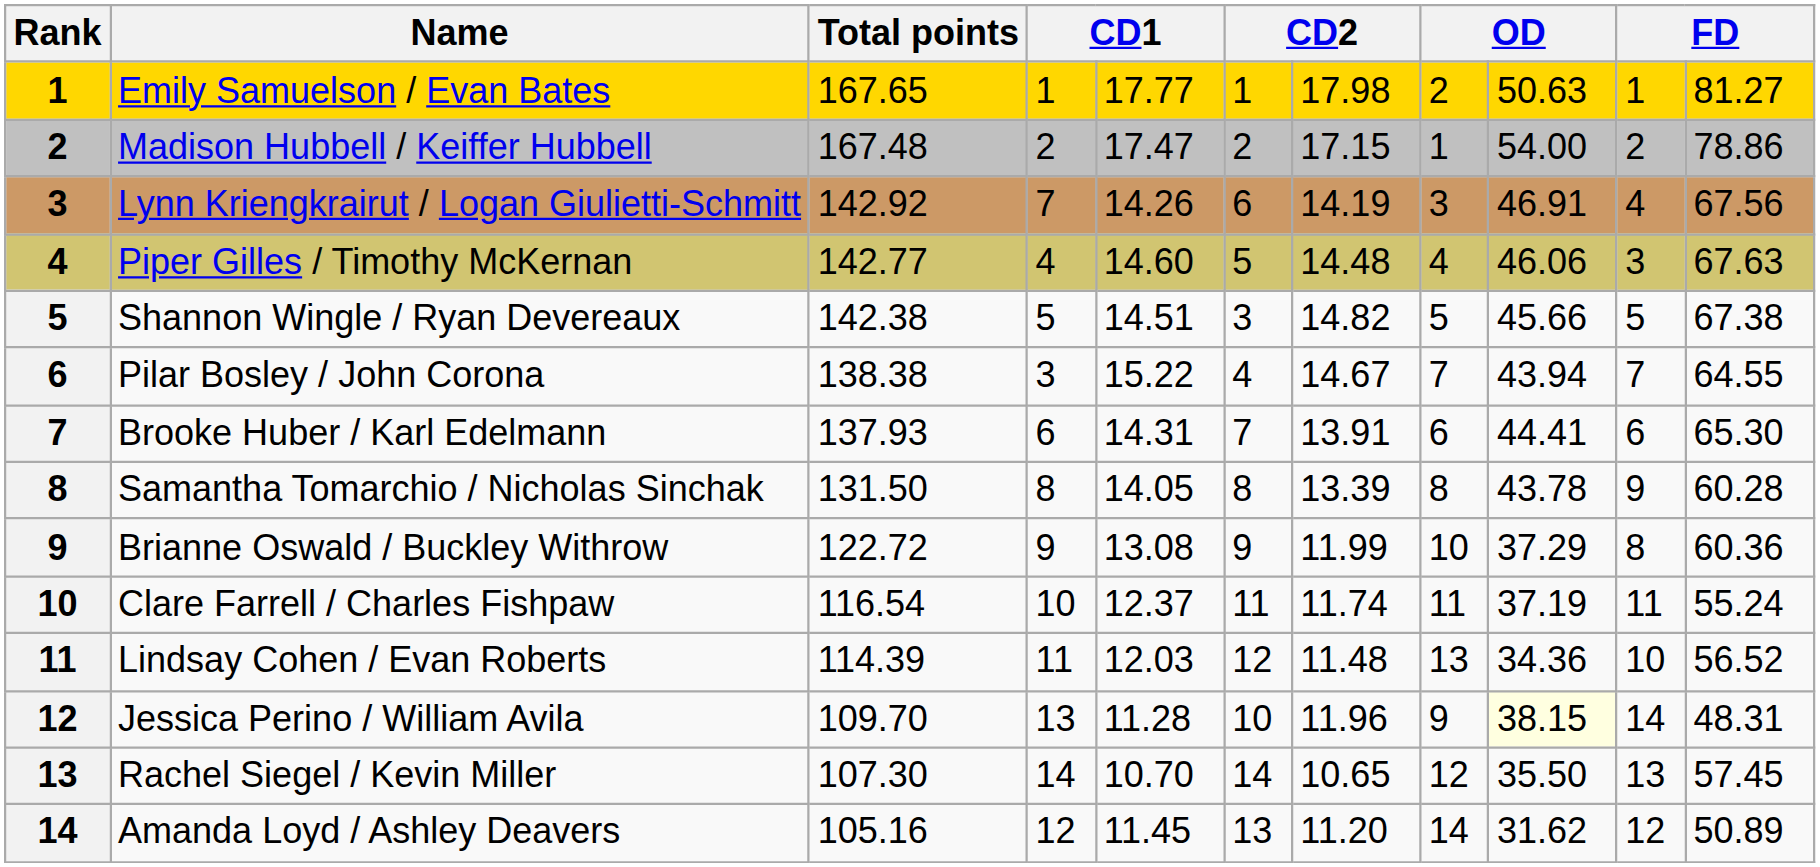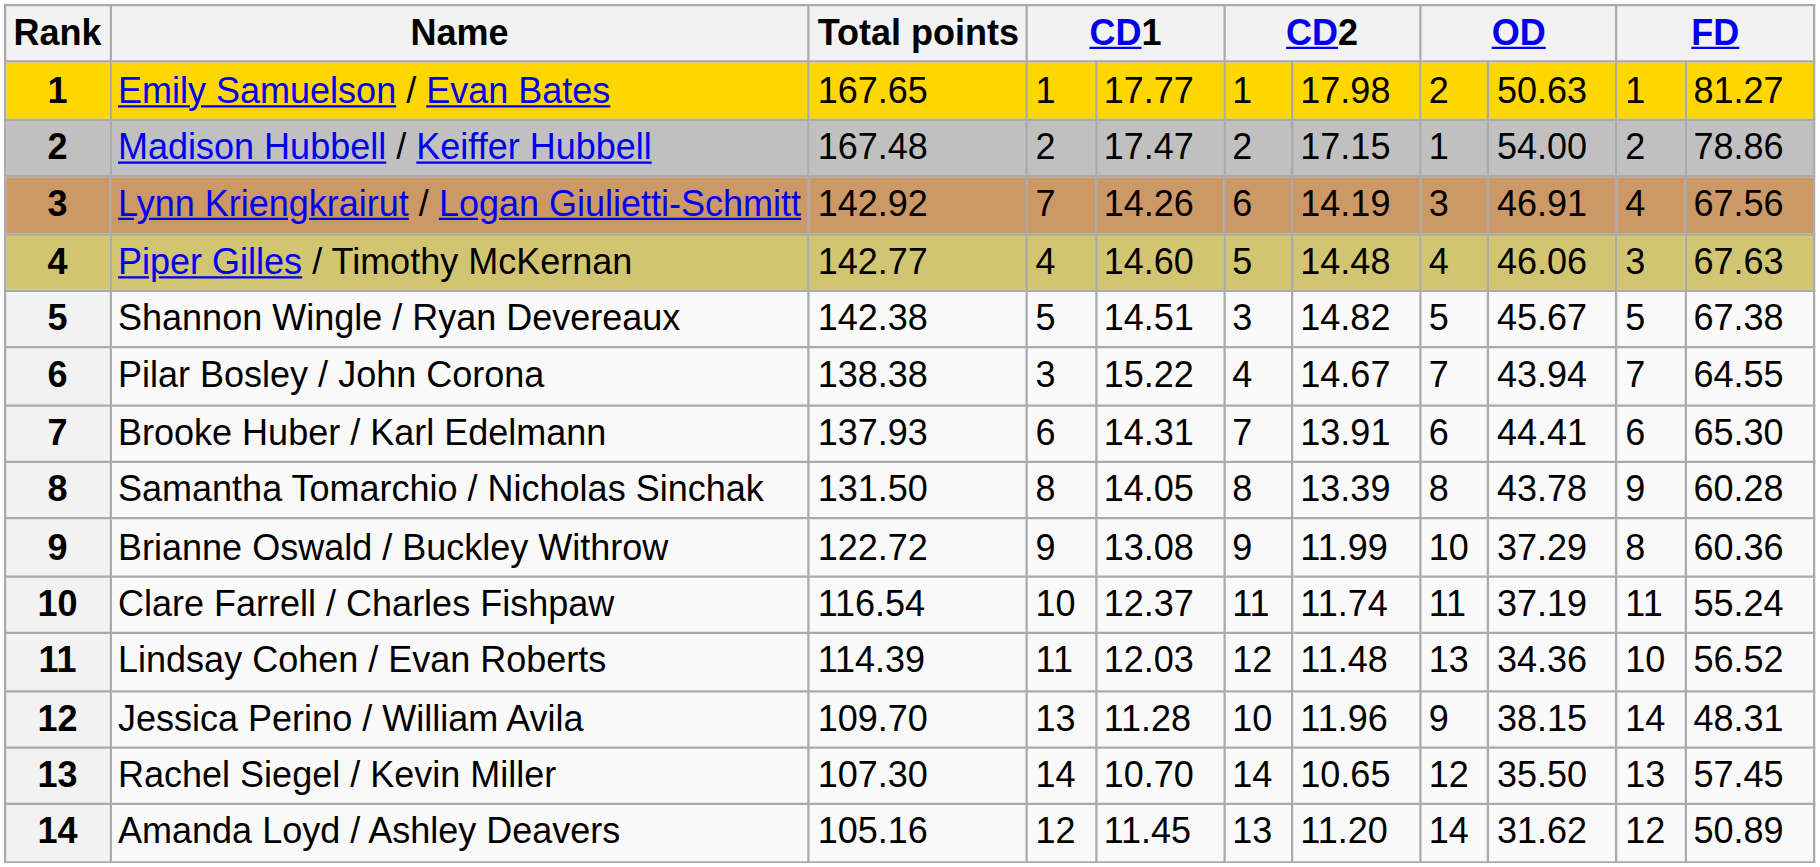(1542, 318) 45.66 -> (1542, 318) 45.67
(1542, 718) lightyellow background -> (1542, 718) no background
